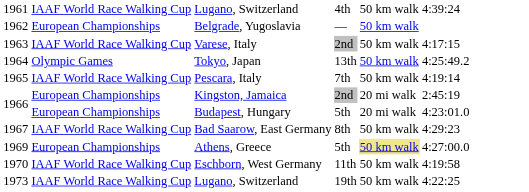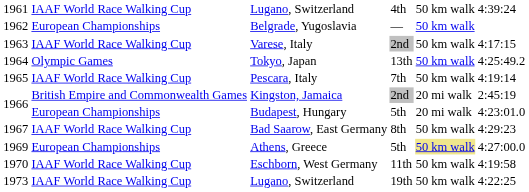(96, 95) European Championships -> (139, 95) British Empire and Commonwealth Games
